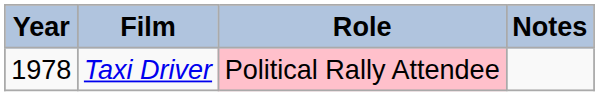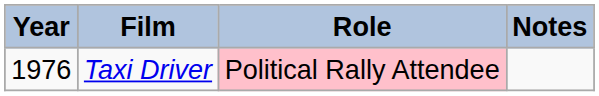(41, 69) 1978 -> (41, 69) 1976
